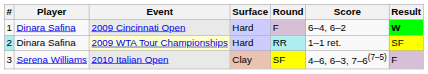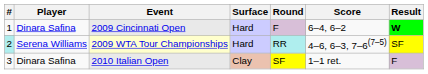(46, 43) Dinara Safina -> (52, 44) Serena Williams
(325, 43) 1–1 ret. -> (347, 44) 4–6, 6–3, 7–6(7–5)
(52, 59) Serena Williams -> (46, 61) Dinara Safina
(347, 59) 4–6, 6–3, 7–6(7–5) -> (325, 61) 1–1 ret.
